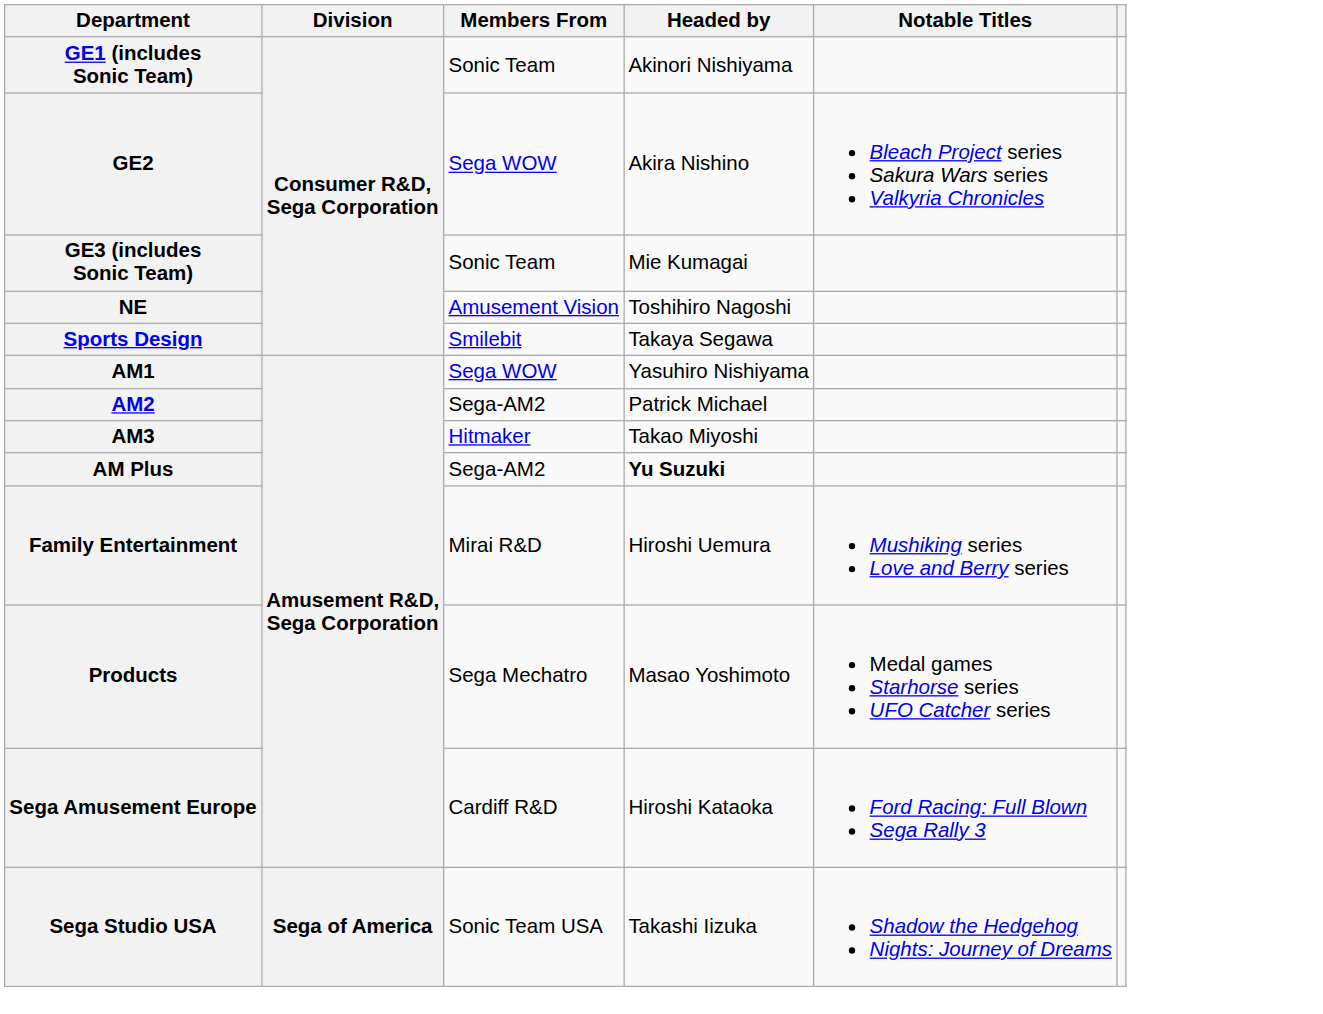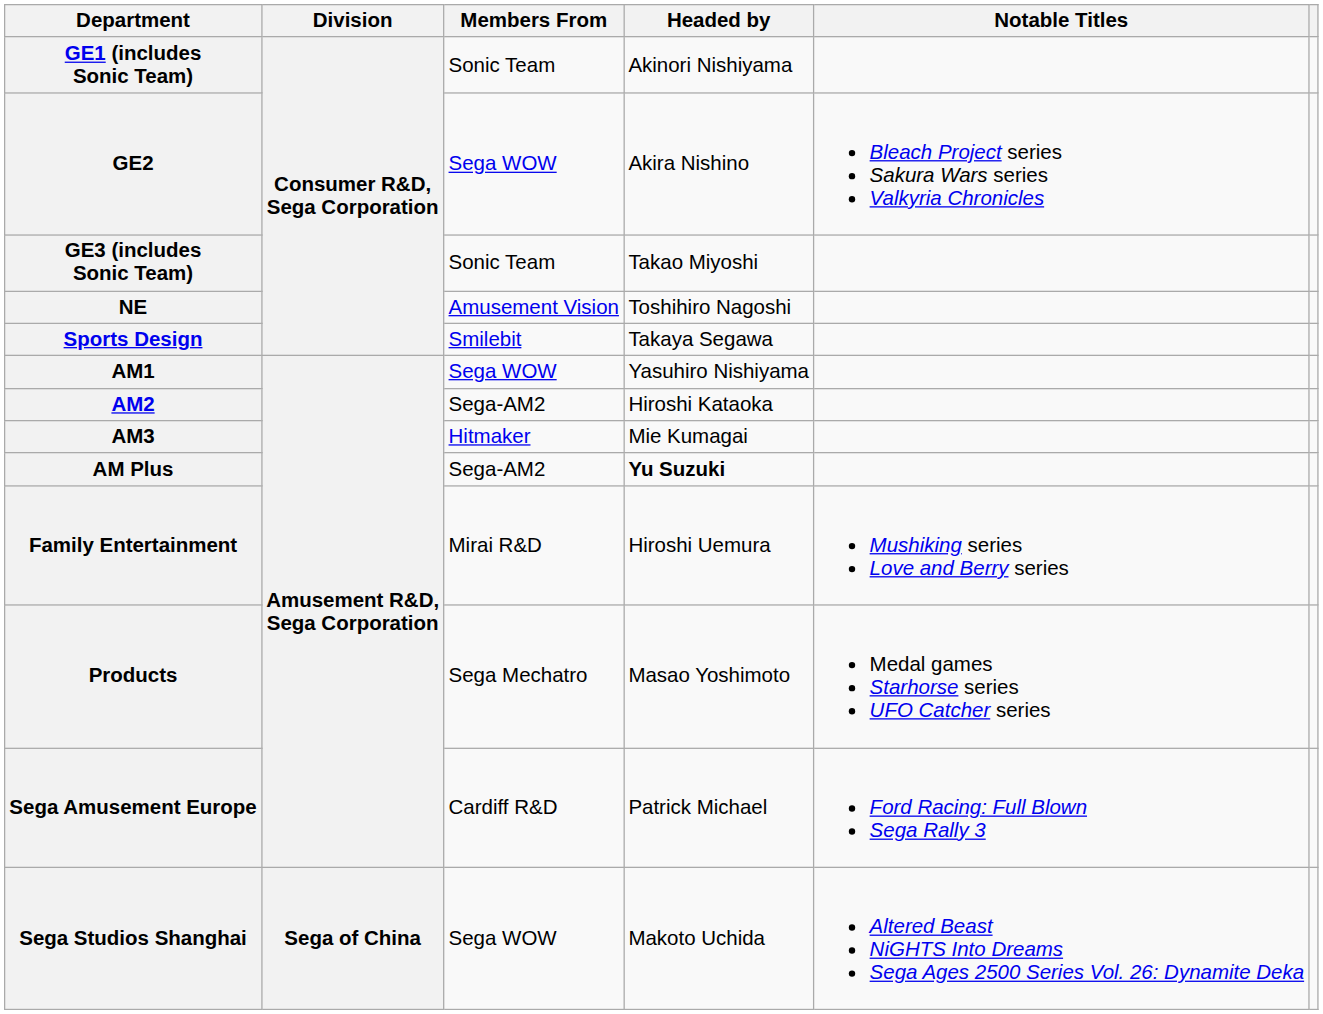(688, 262) Mie Kumagai -> (693, 262) Takao Miyoshi
(698, 404) Patrick Michael -> (701, 404) Hiroshi Kataoka
(693, 436) Takao Miyoshi -> (688, 436) Mie Kumagai
(701, 807) Hiroshi Kataoka -> (698, 807) Patrick Michael
+ row: (133, 938)
- row: (133, 926)
